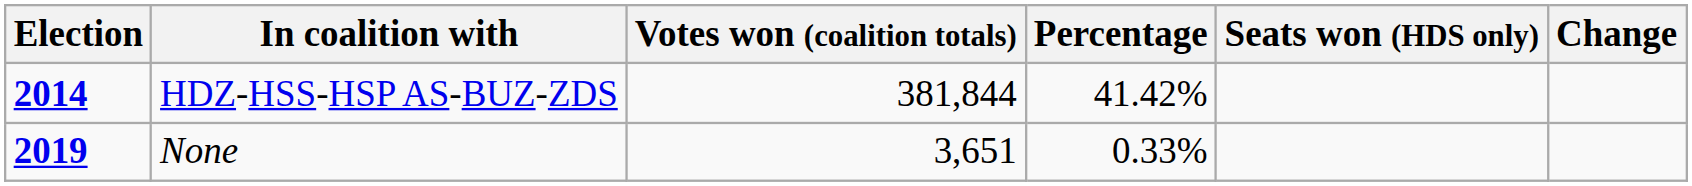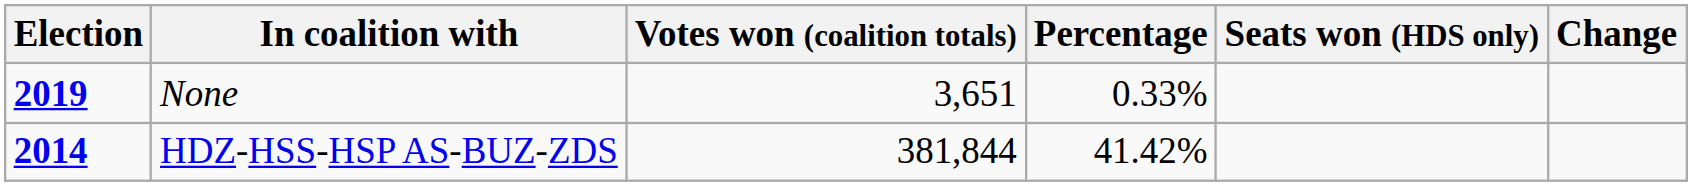rows swapped: (389, 92) <-> (199, 151)
